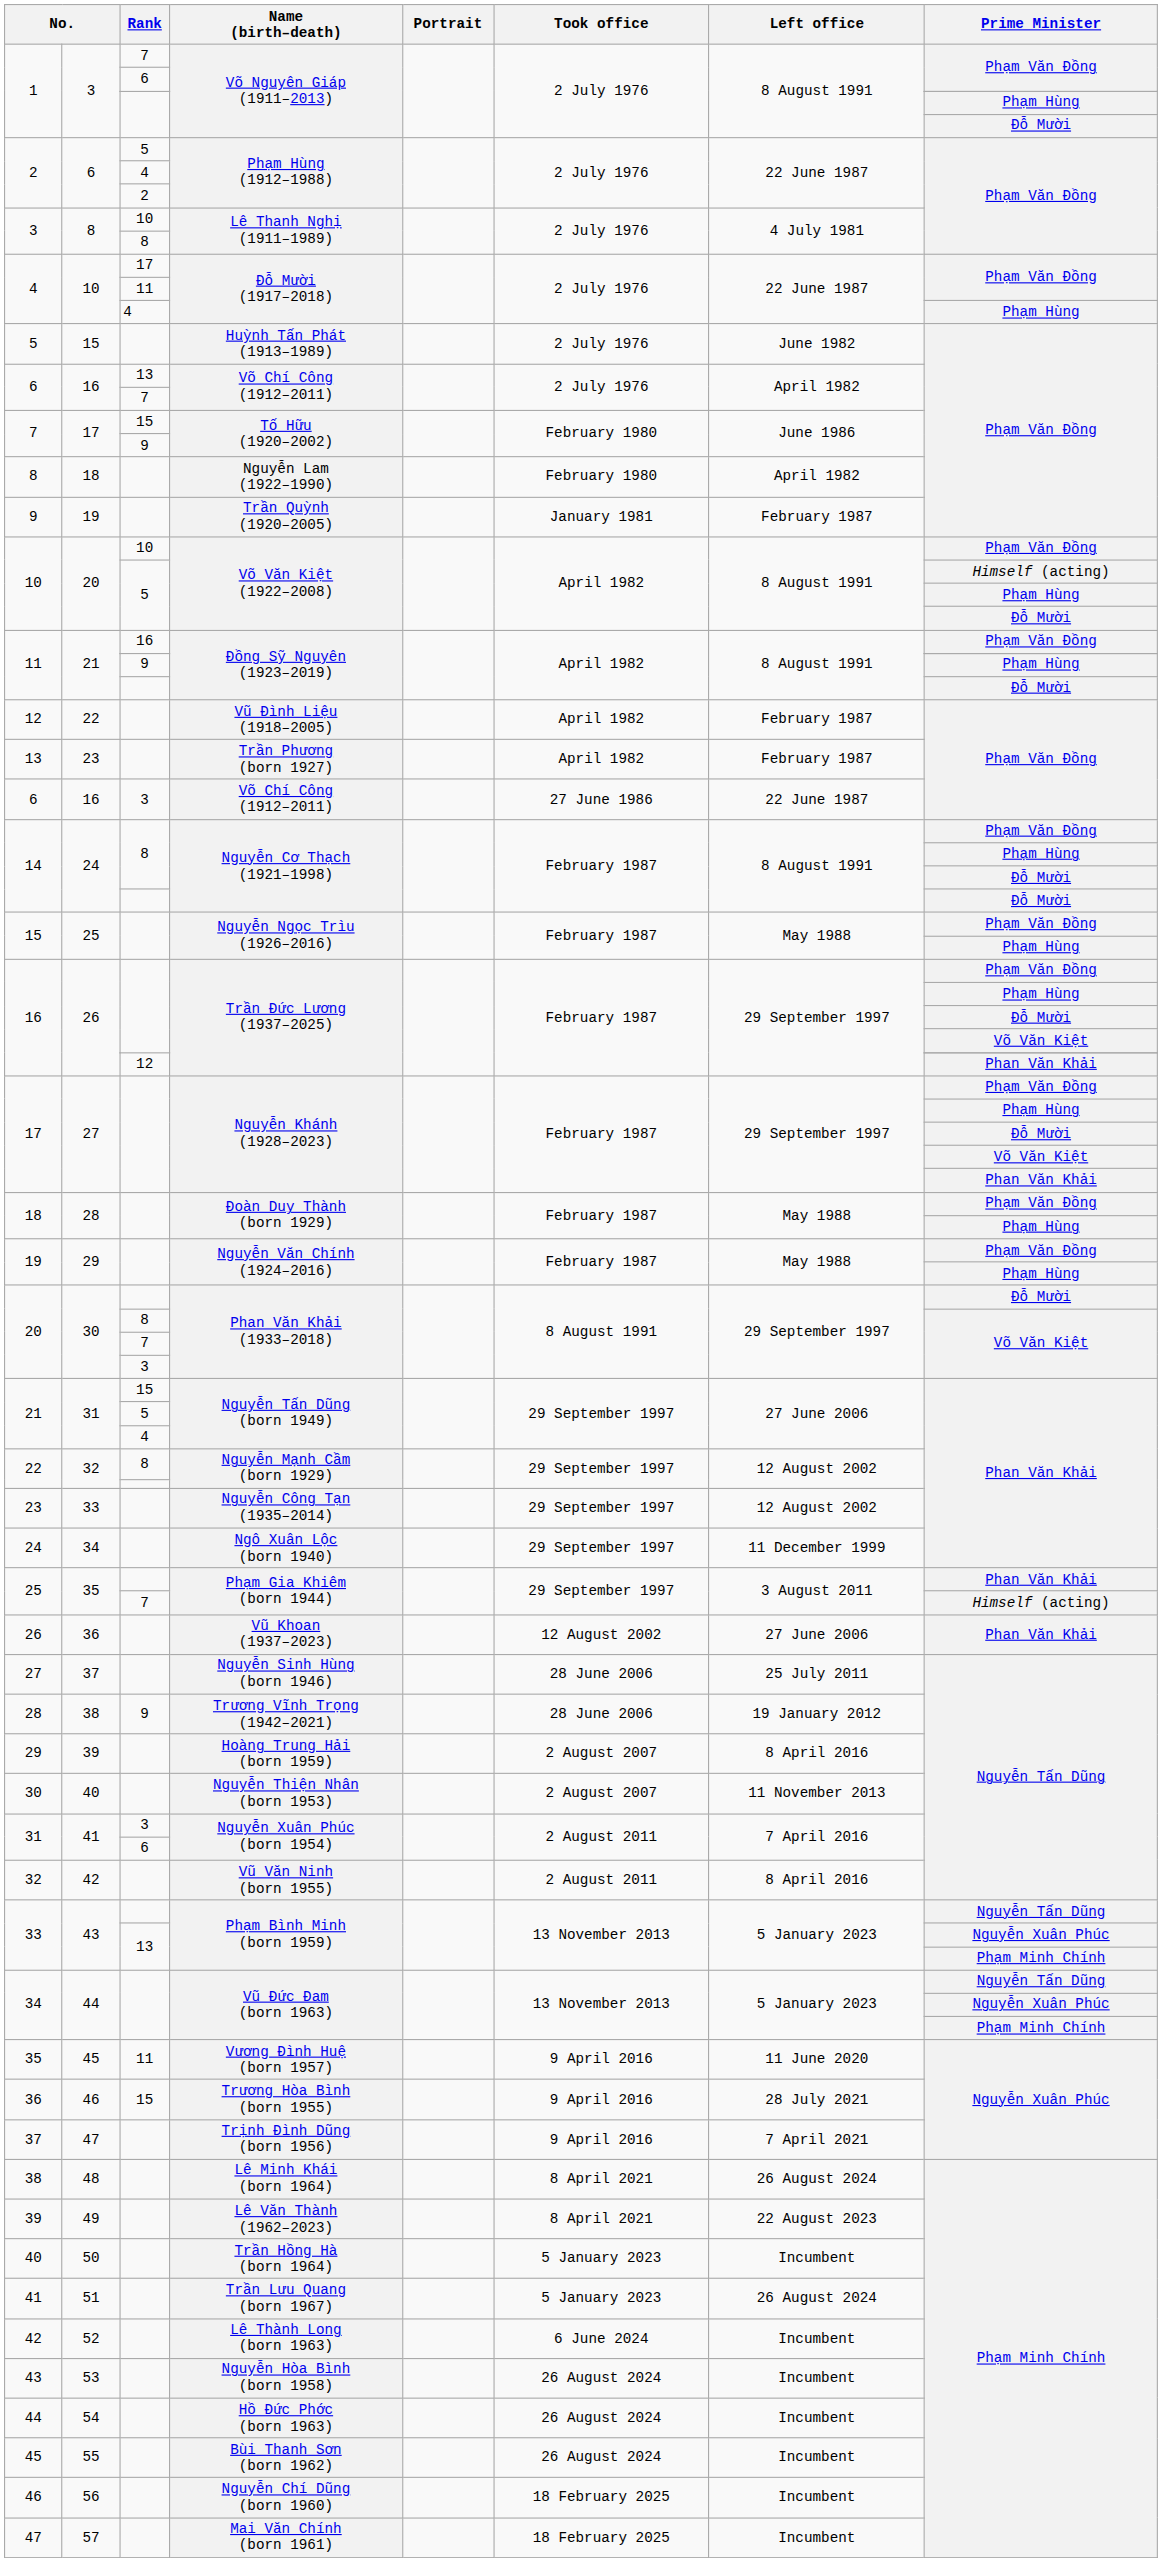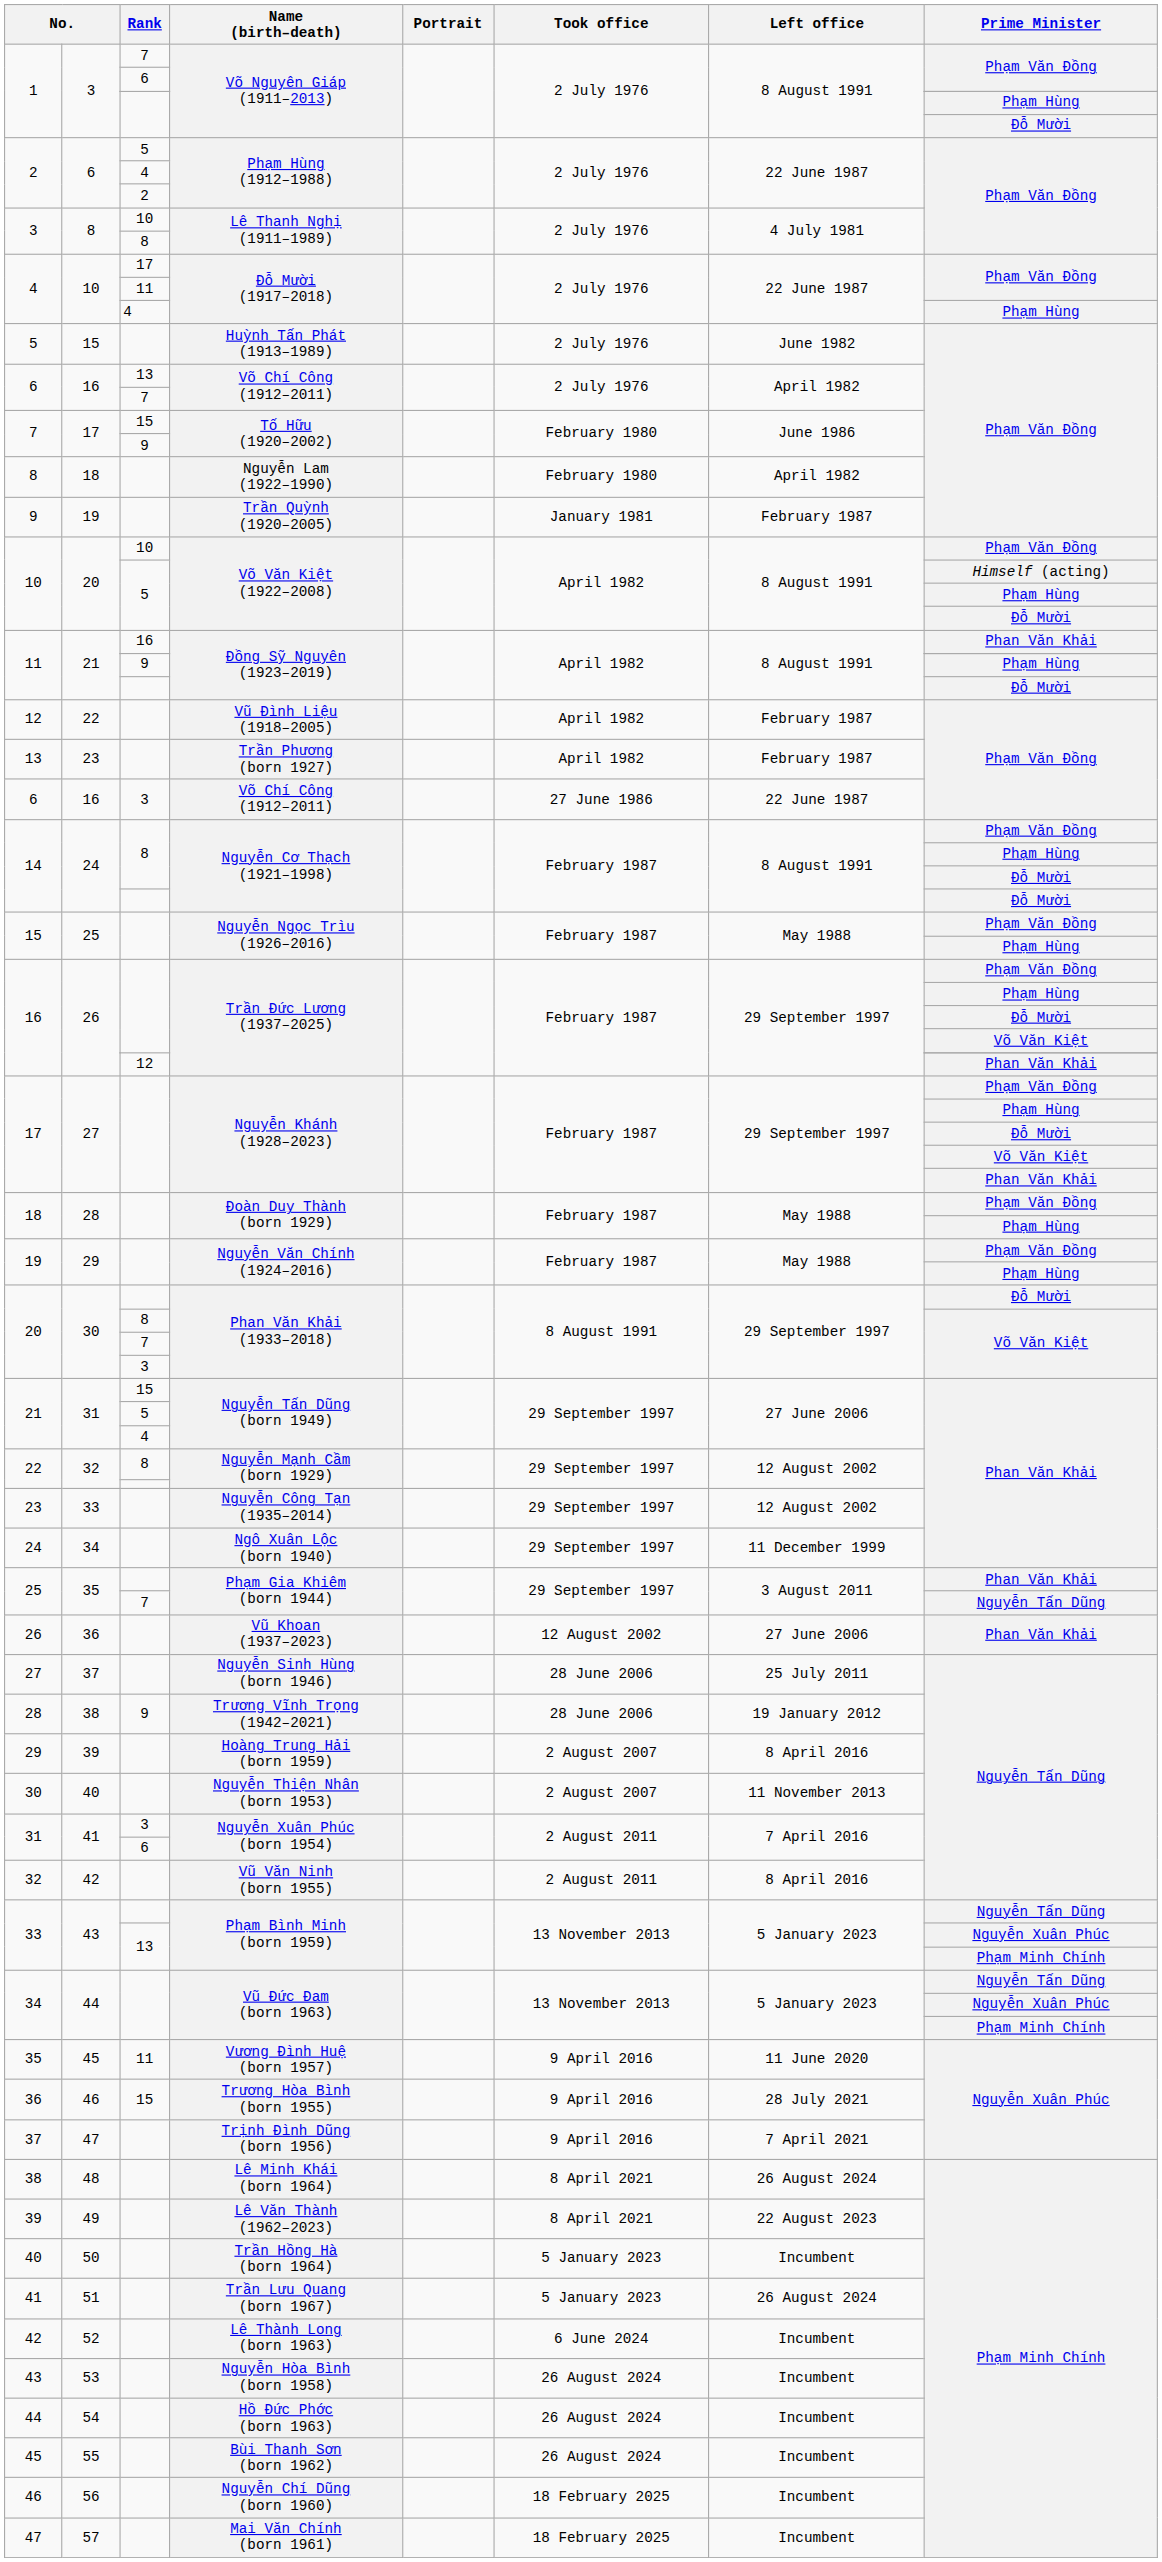(1041, 642) Phạm Văn Đồng -> (1041, 642) Phan Văn Khải
(1041, 1603) Himself (acting) -> (1041, 1603) Nguyễn Tấn Dũng
